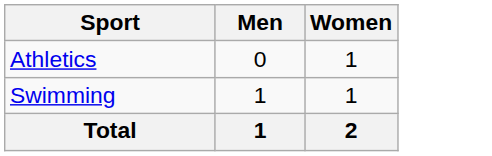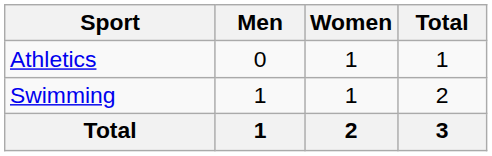+ column: (442, 22)
